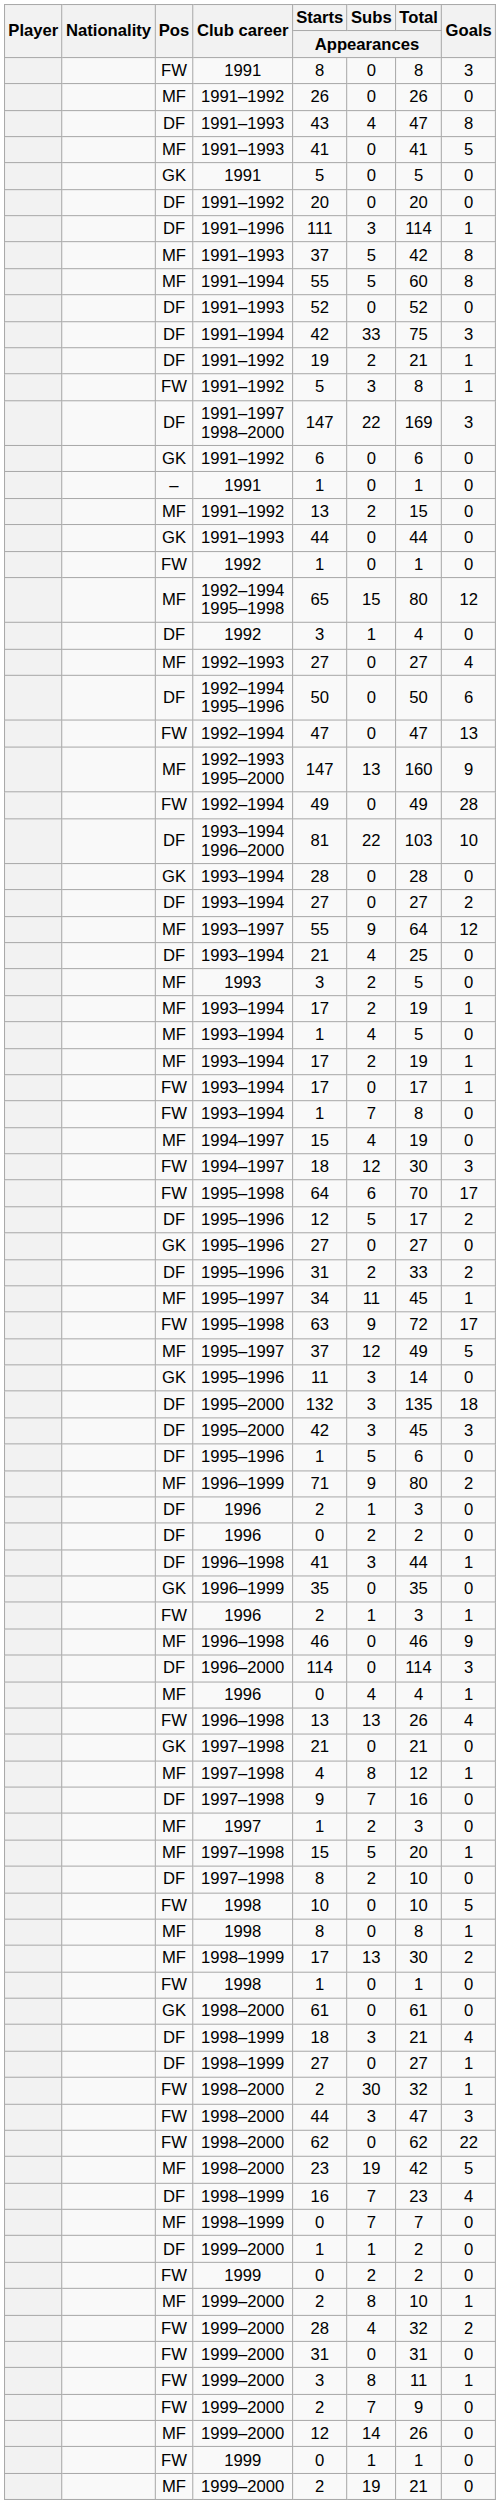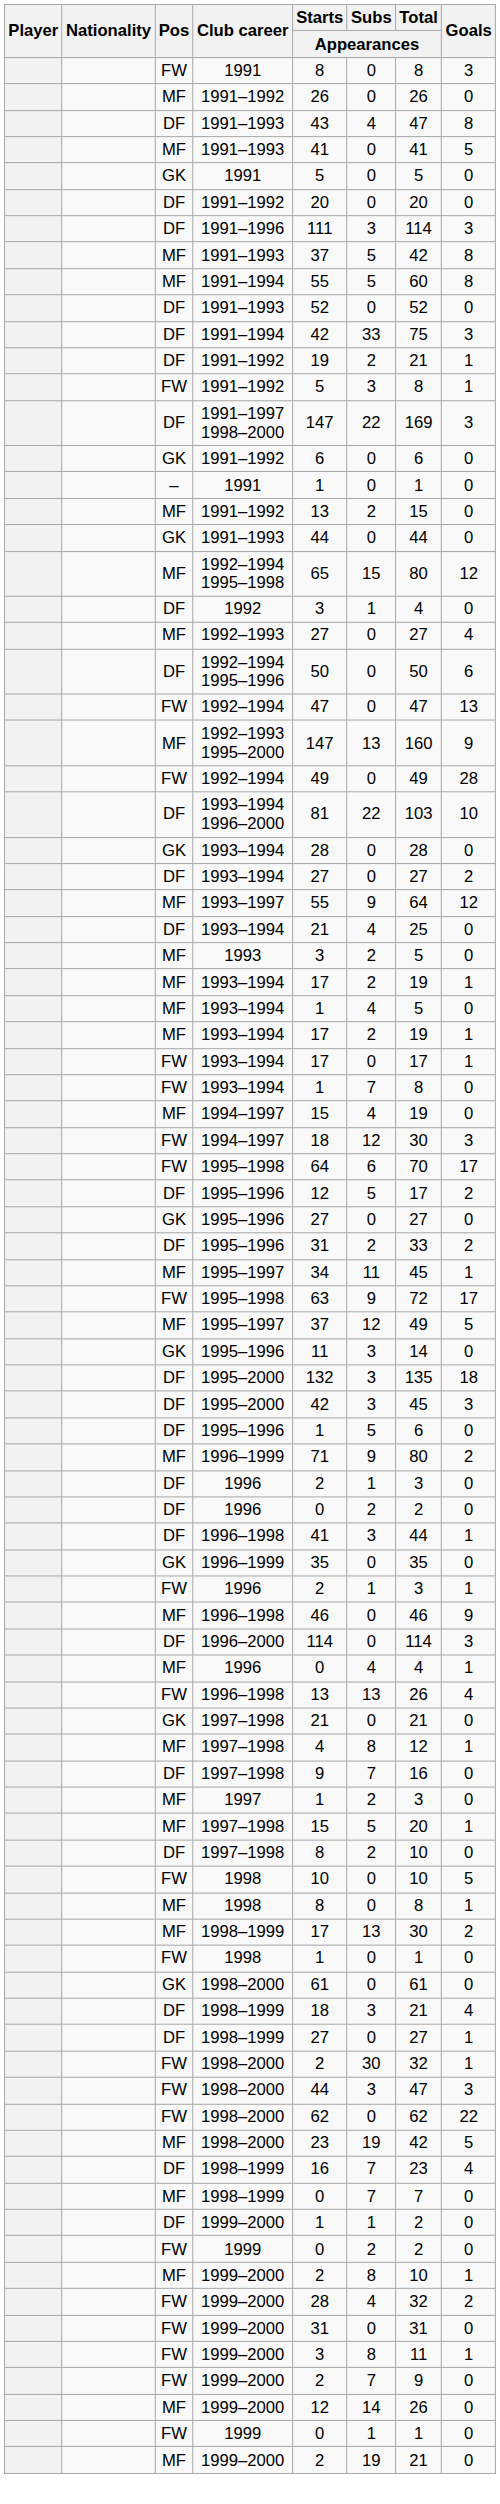(469, 228) 1 -> (469, 228) 3
- row: (174, 564)
